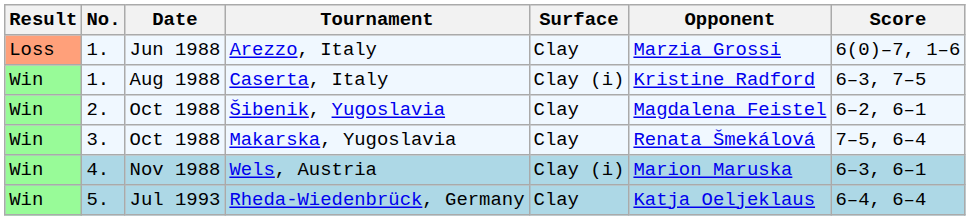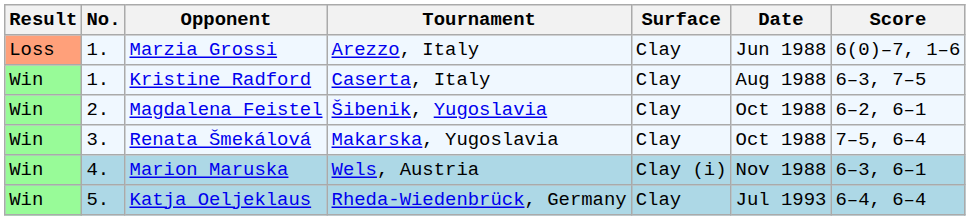columns swapped: (175, 19) <-> (730, 19)
(579, 79) Clay (i) -> (658, 79) Clay
